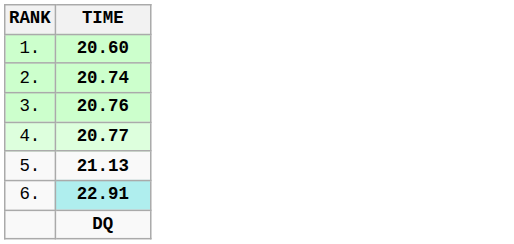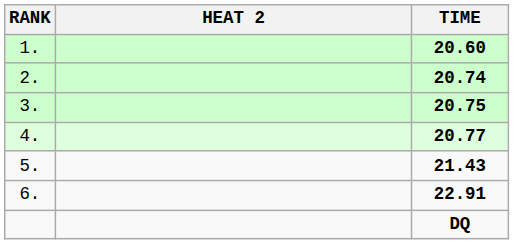+ column: (234, 19)
(103, 107) 20.76 -> (460, 107) 20.75
(103, 166) 21.13 -> (460, 166) 21.43
(103, 195) paleturquoise background -> (460, 195) no background
